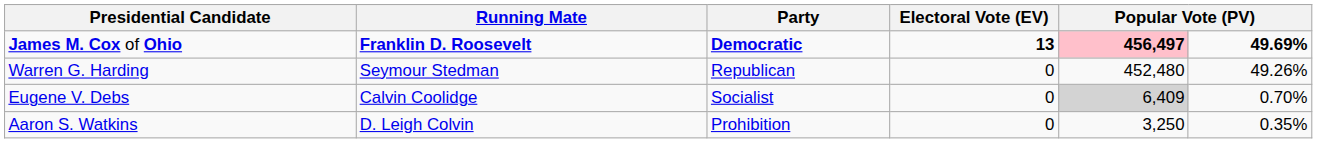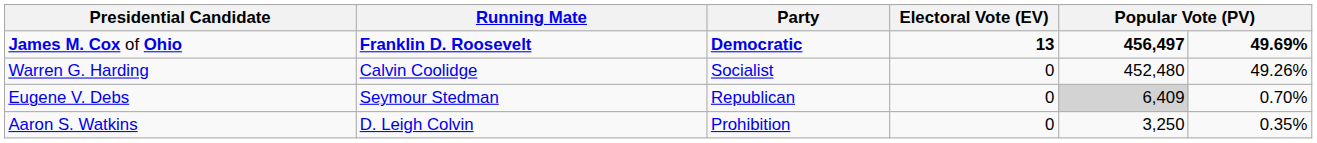(1154, 44) pink background -> (1154, 44) no background
(429, 71) Seymour Stedman -> (419, 71) Calvin Coolidge
(753, 71) Republican -> (742, 71) Socialist
(419, 97) Calvin Coolidge -> (429, 97) Seymour Stedman
(742, 97) Socialist -> (753, 97) Republican
